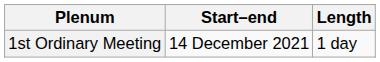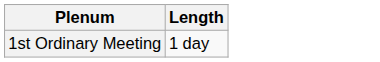- column: (239, 17)
